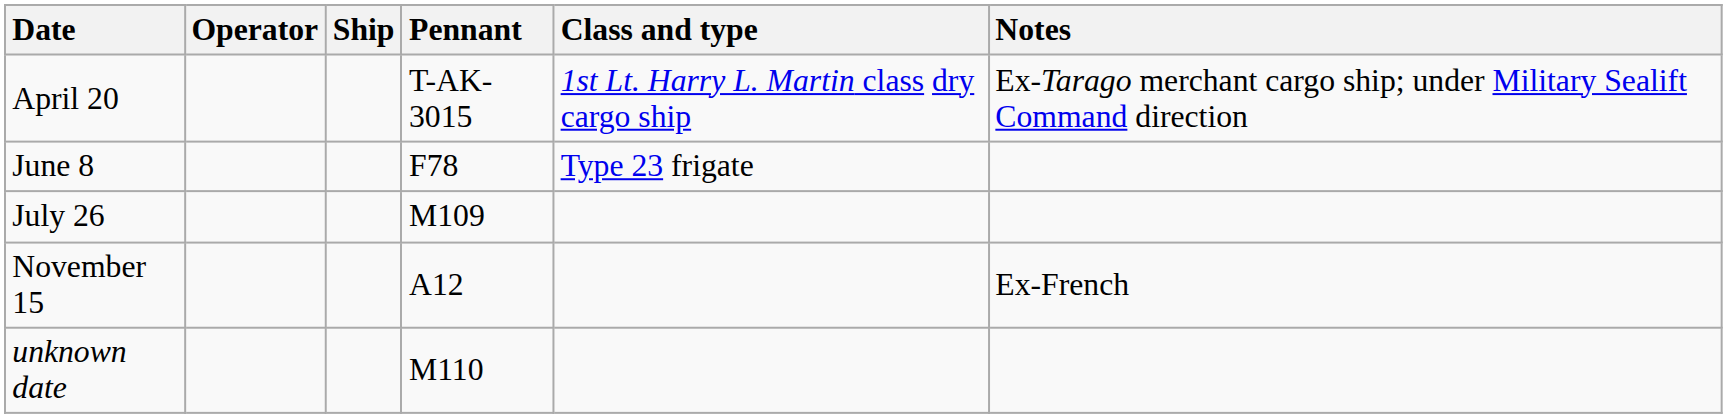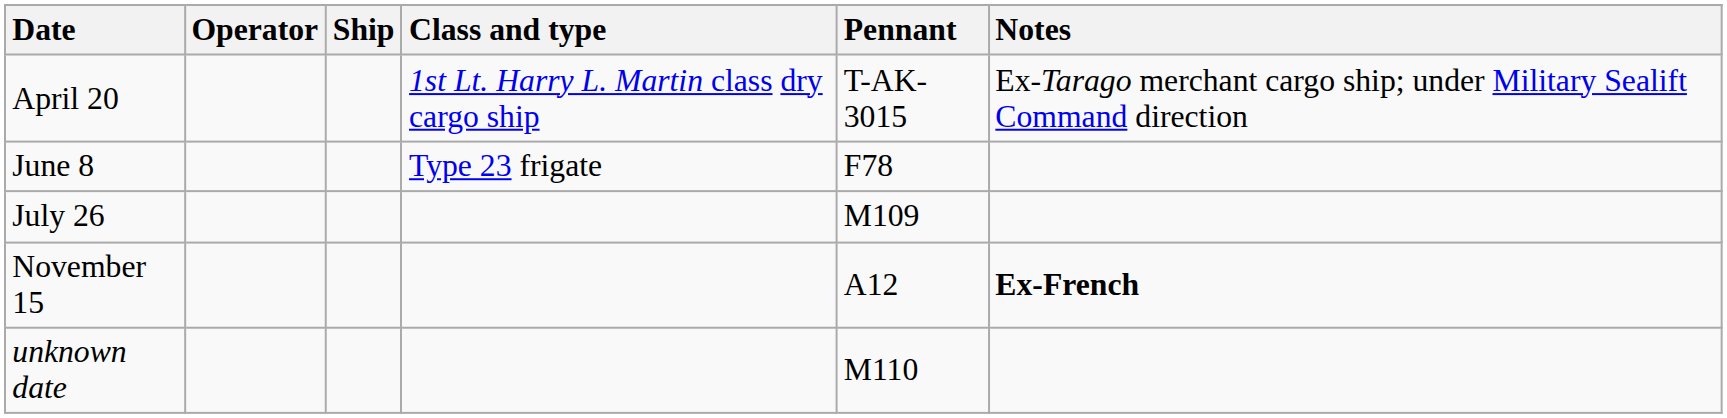columns swapped: (465, 29) <-> (659, 29)
(1062, 284) normal -> (1067, 284) bold
